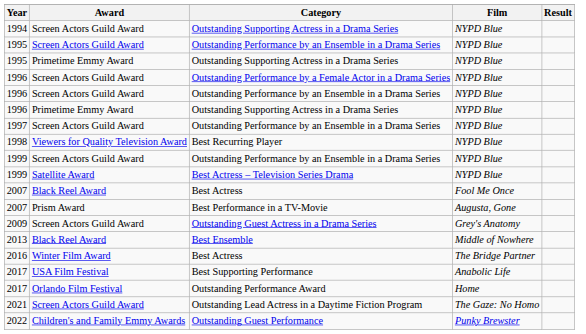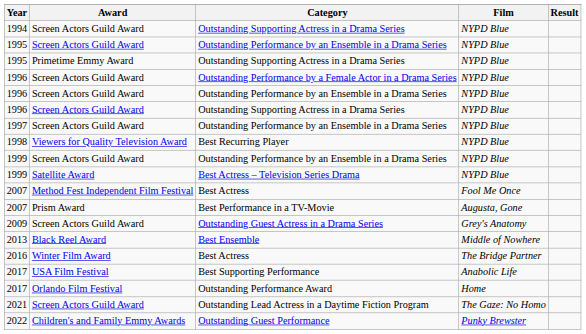(83, 110) Primetime Emmy Award -> (88, 110) Screen Actors Guild Award
(69, 191) Black Reel Award -> (113, 191) Method Fest Independent Film Festival
